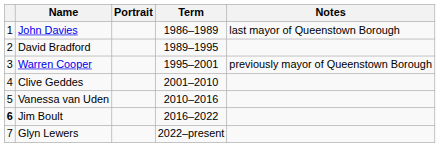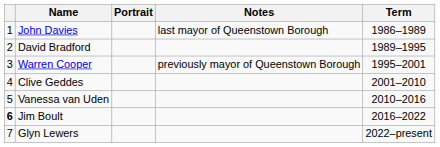columns swapped: (191, 13) <-> (331, 13)
